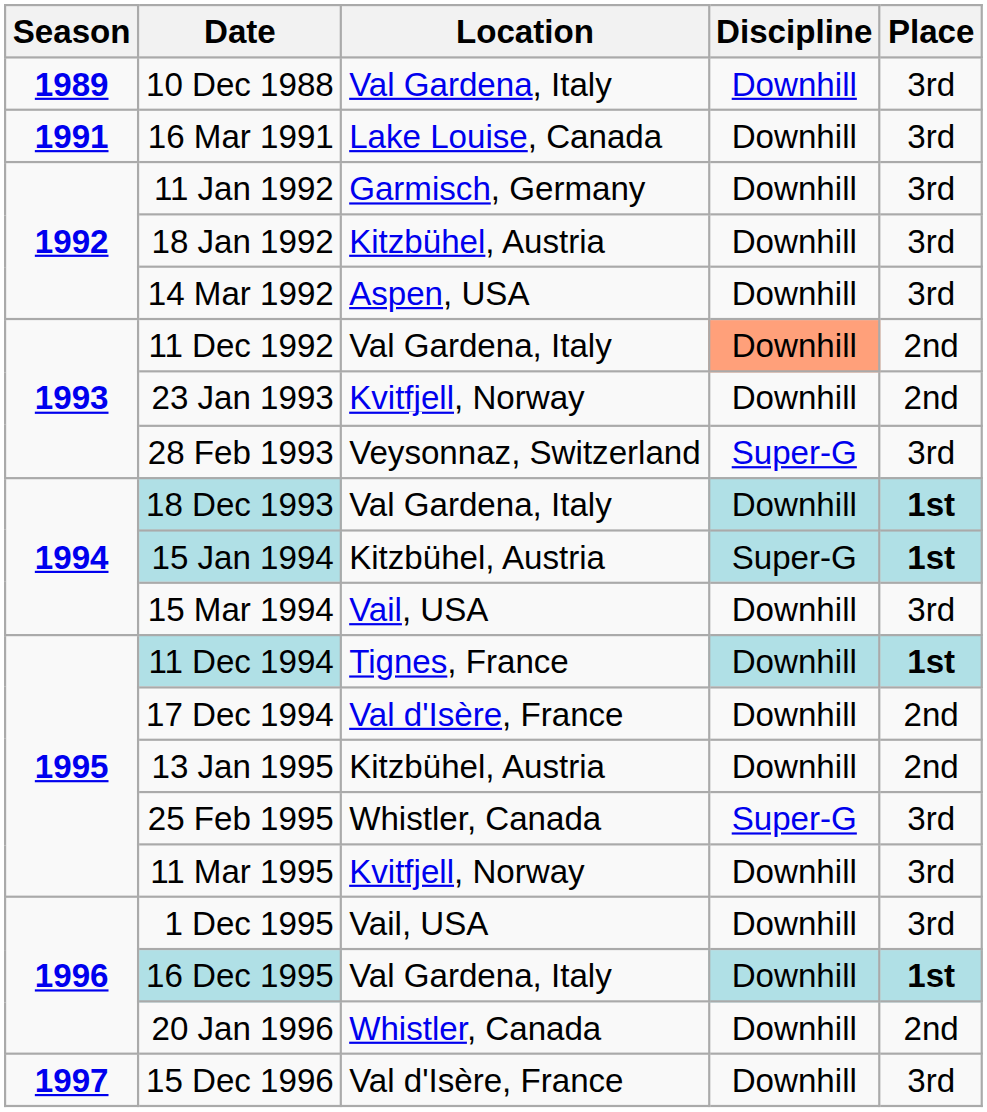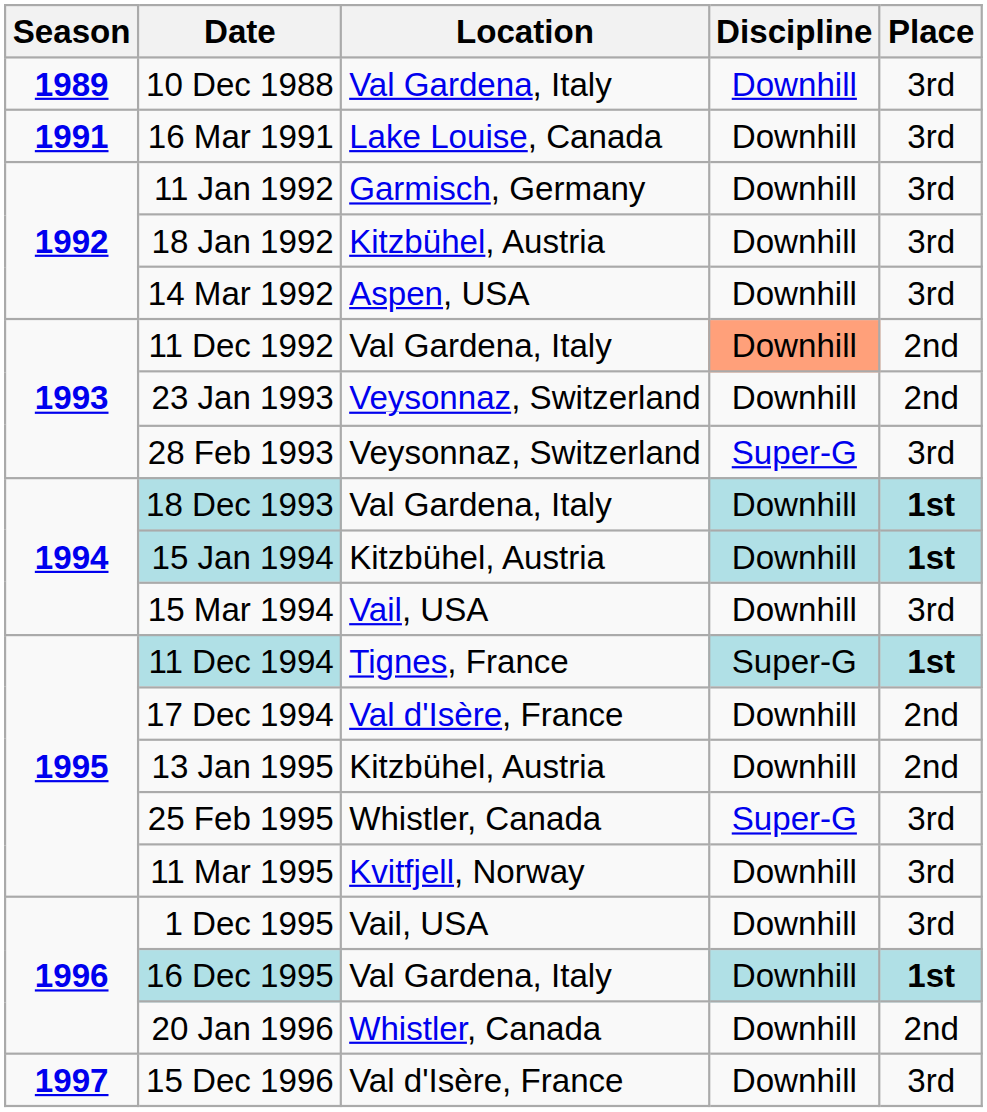(467, 399) Kvitfjell, Norway -> (525, 399) Veysonnaz, Switzerland
(794, 556) Super-G -> (794, 556) Downhill
(794, 661) Downhill -> (794, 661) Super-G
